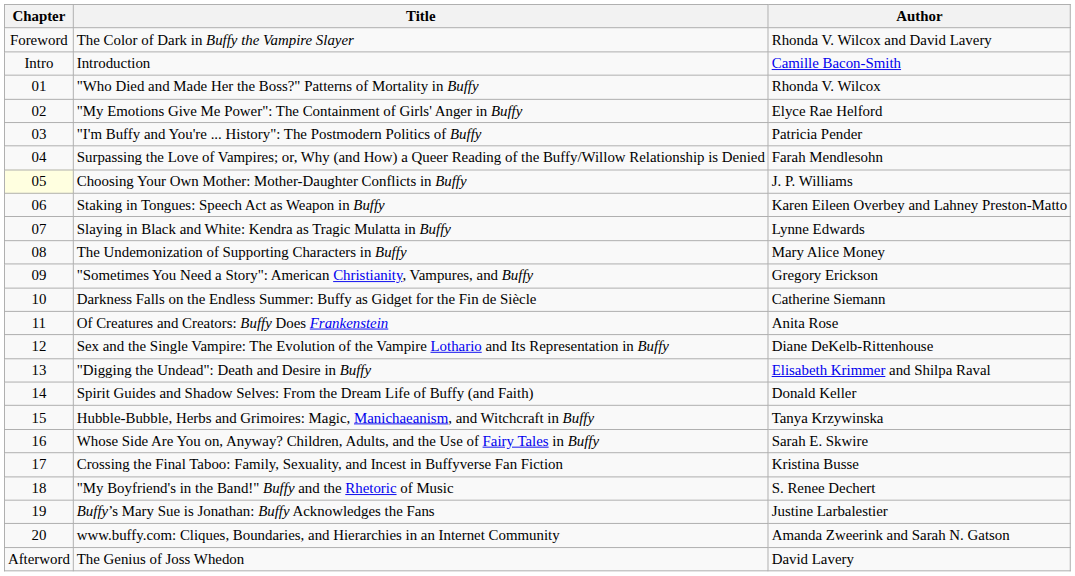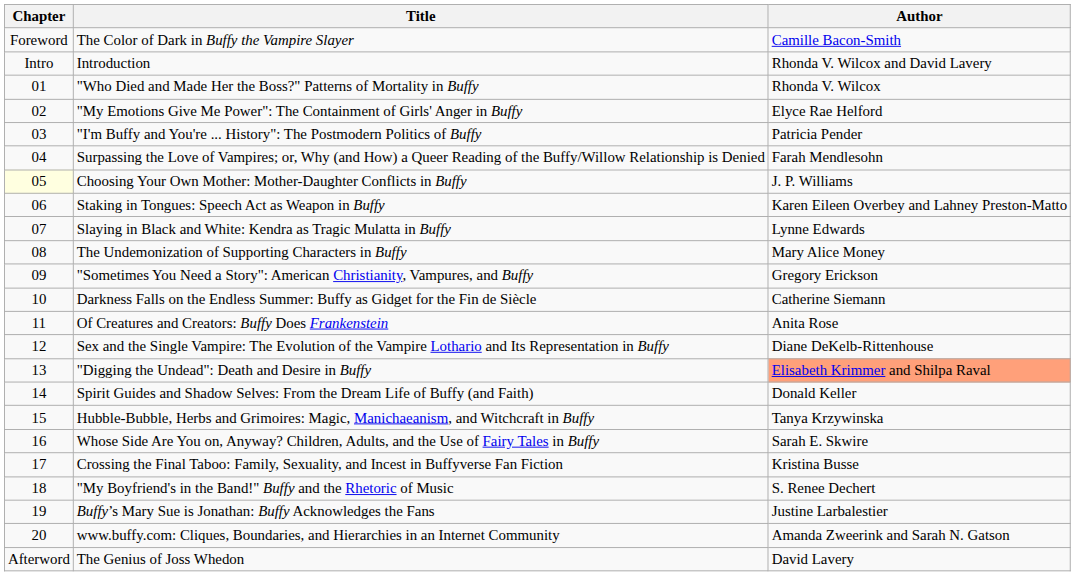(882, 39) Rhonda V. Wilcox and David Lavery -> (836, 39) Camille Bacon-Smith
(836, 63) Camille Bacon-Smith -> (882, 63) Rhonda V. Wilcox and David Lavery
(881, 370) no background -> (881, 370) lightsalmon background
